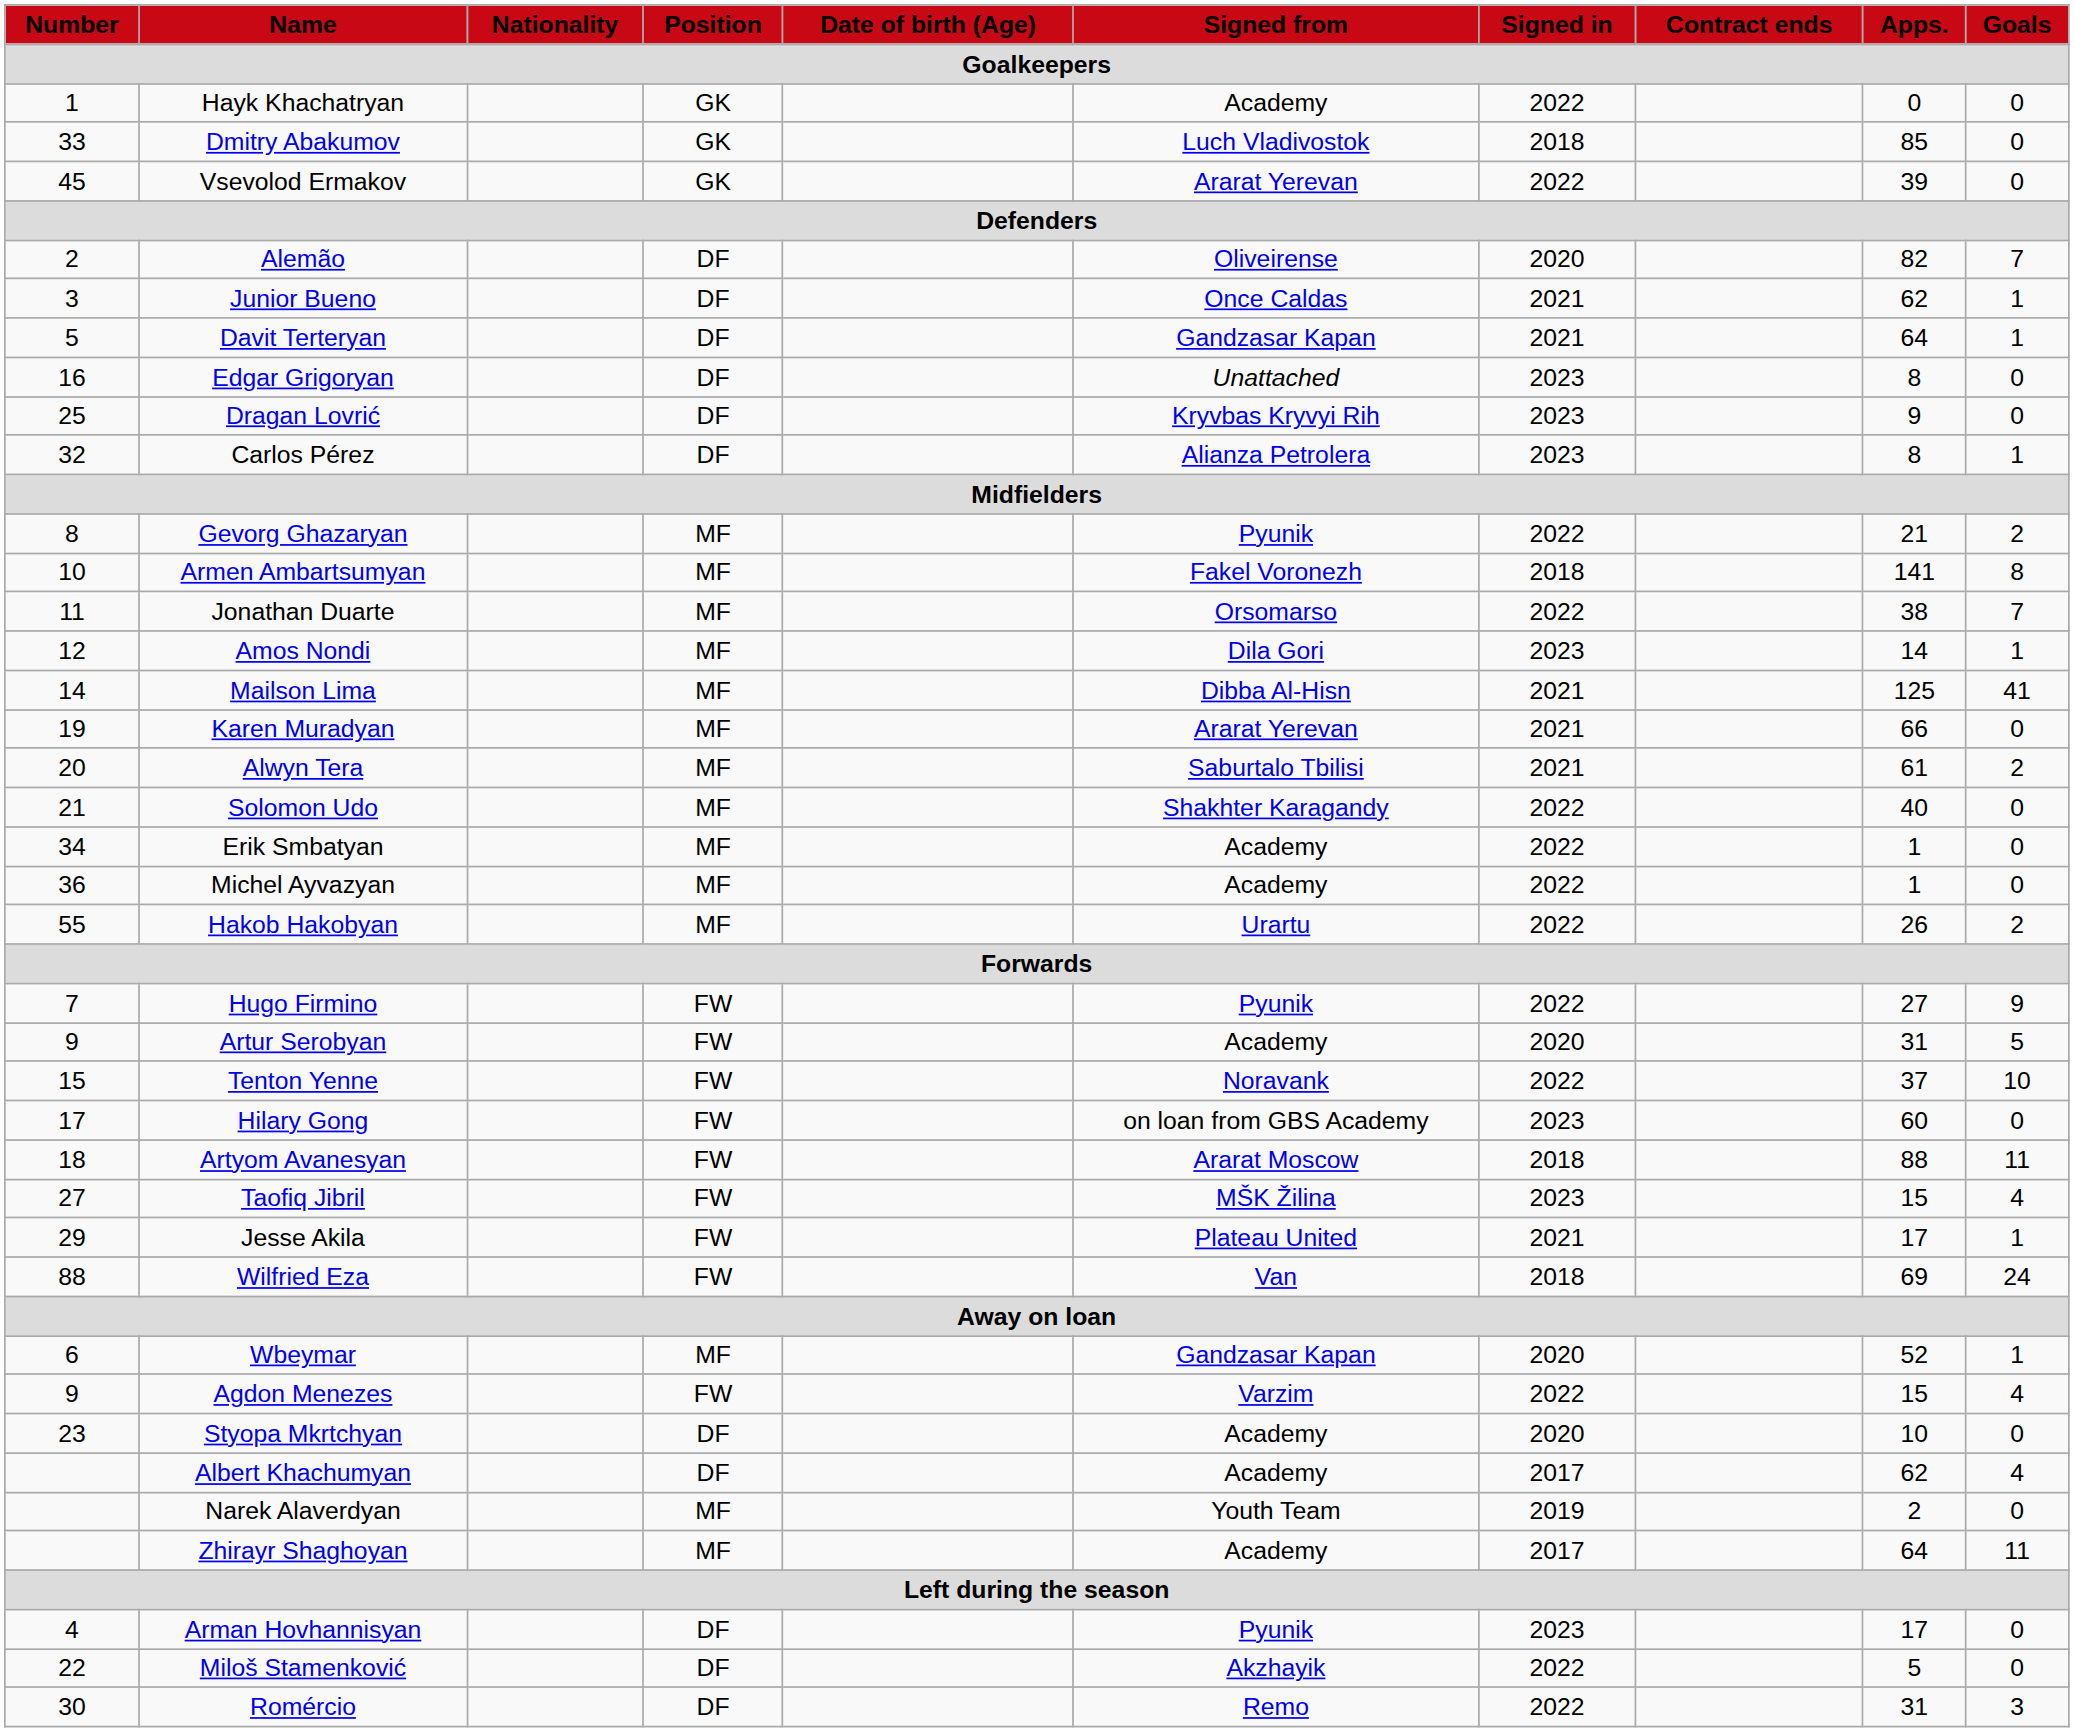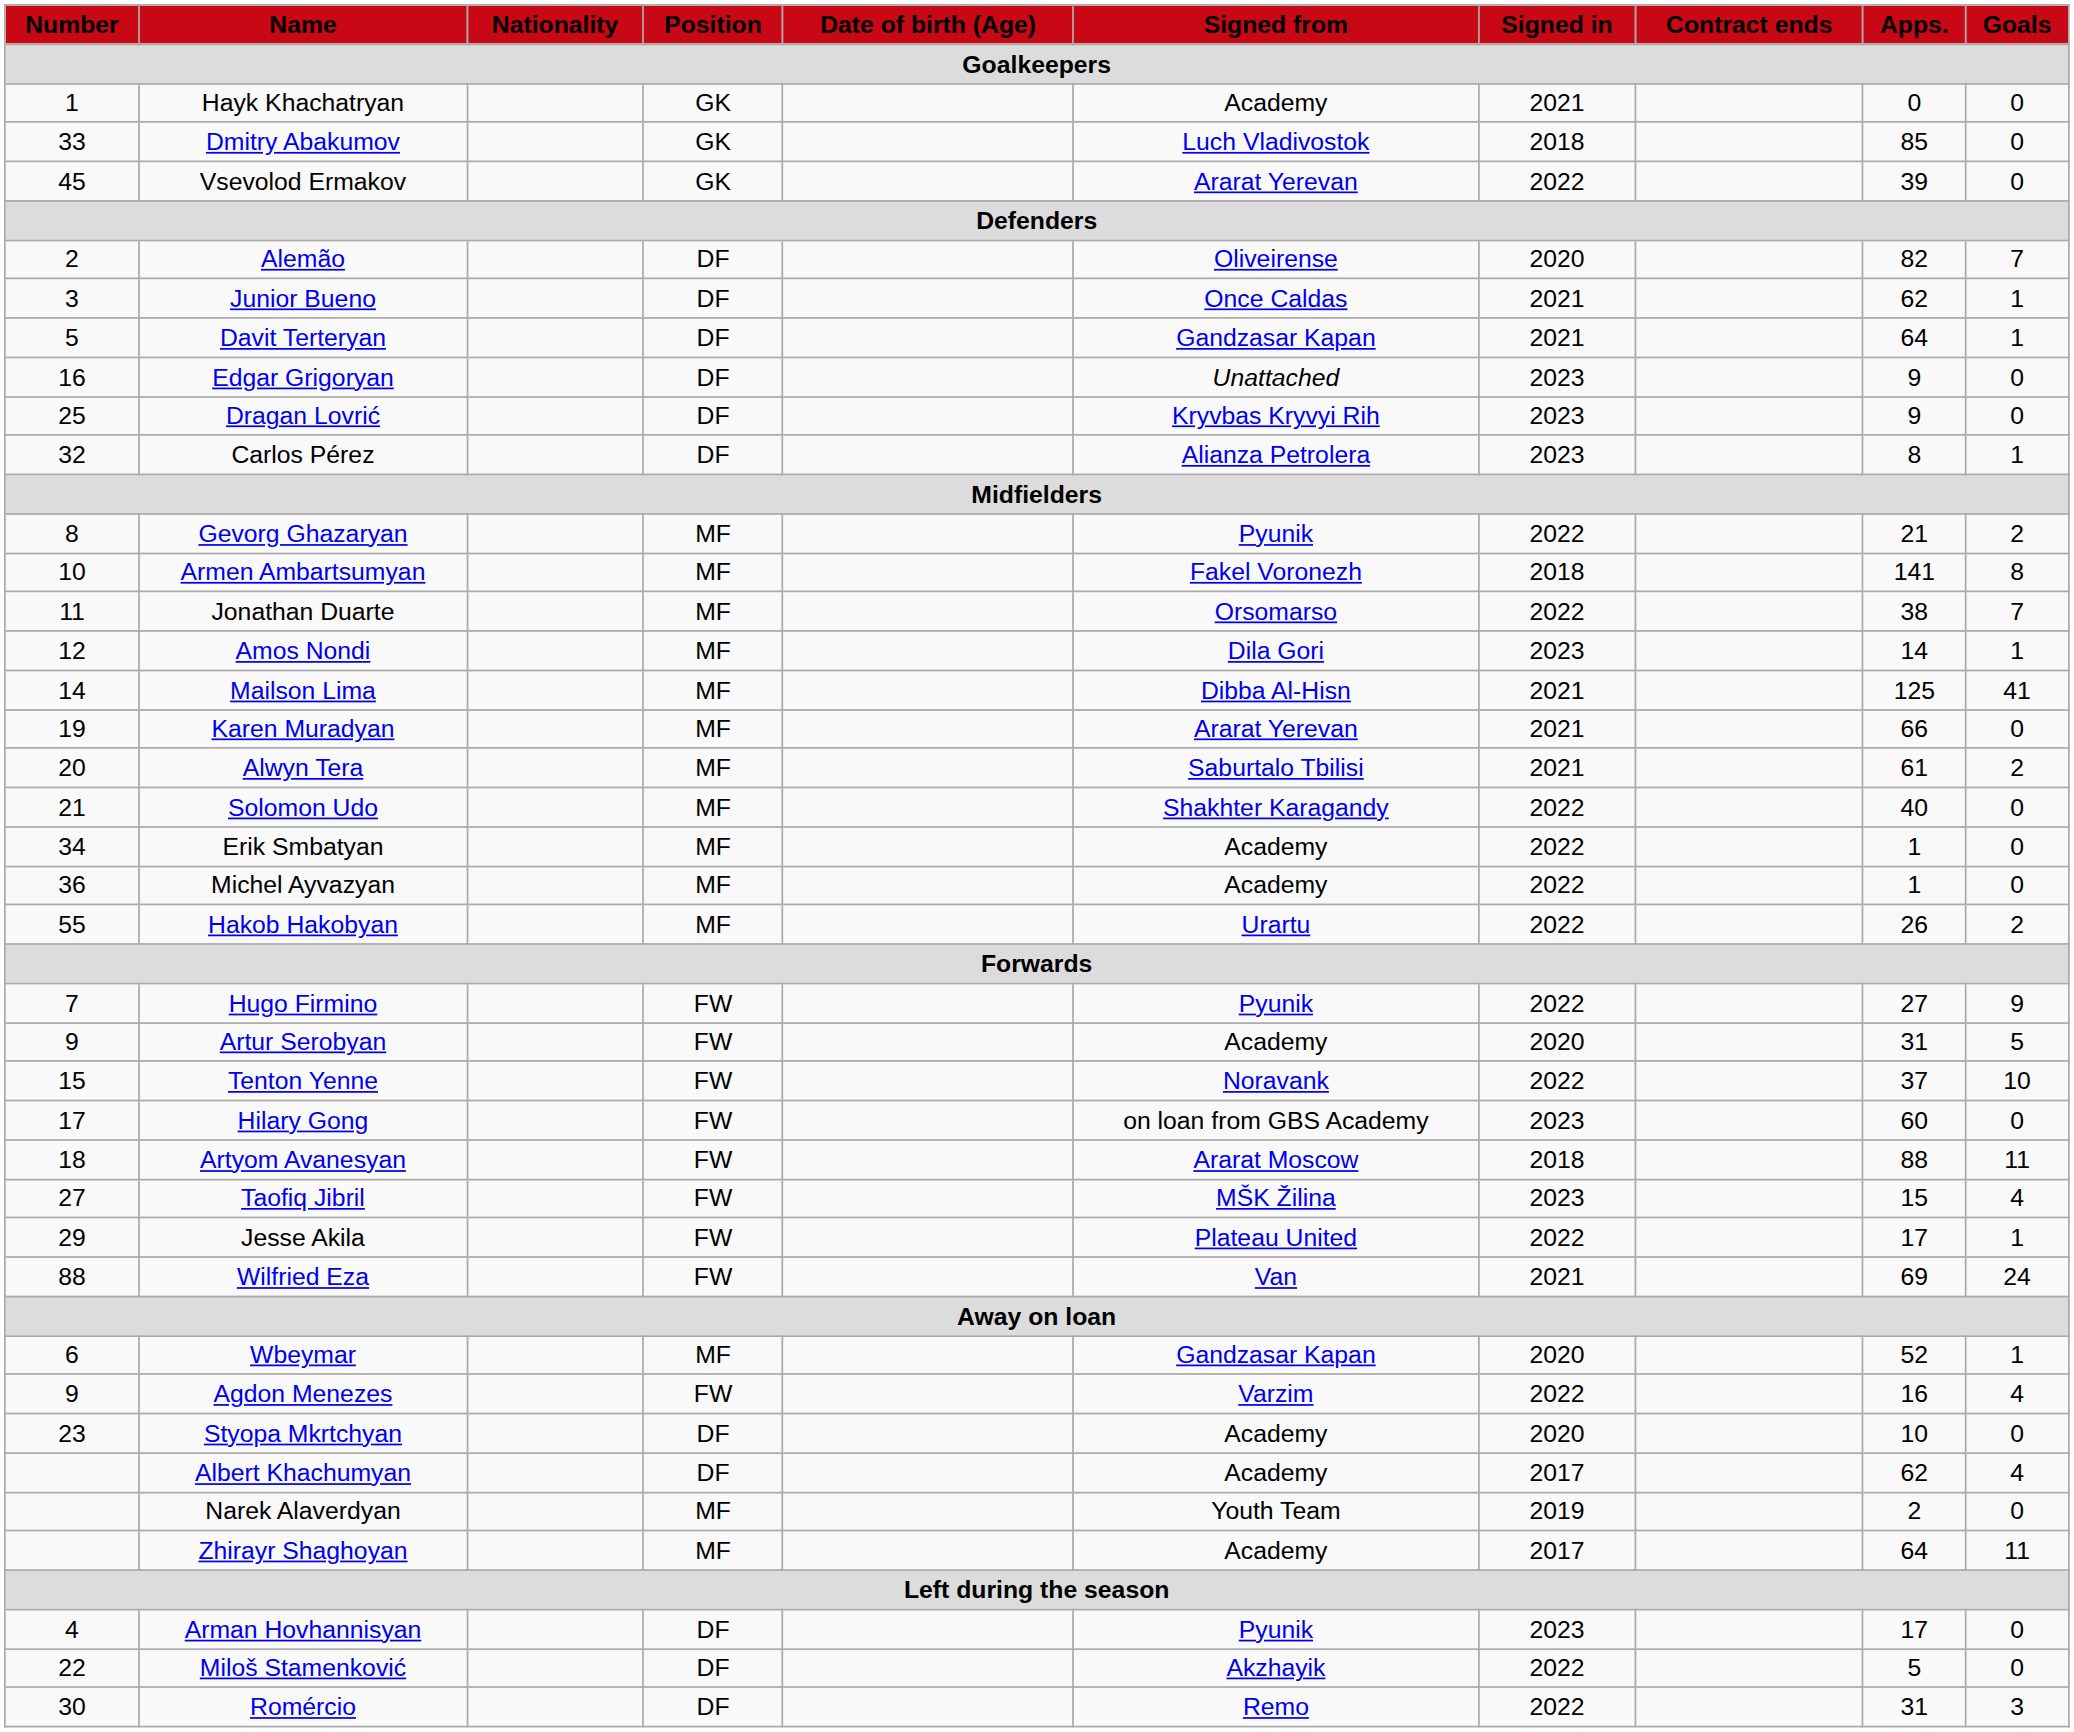(1557, 103) 2022 -> (1557, 103) 2021
(1914, 377) 8 -> (1914, 377) 9
(1557, 1238) 2021 -> (1557, 1238) 2022
(1557, 1277) 2018 -> (1557, 1277) 2021
(1914, 1394) 15 -> (1914, 1394) 16
